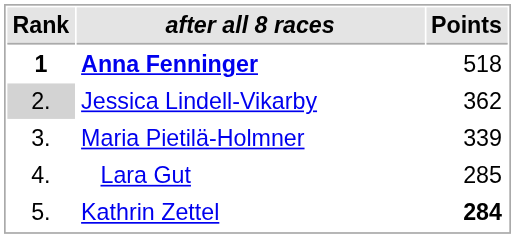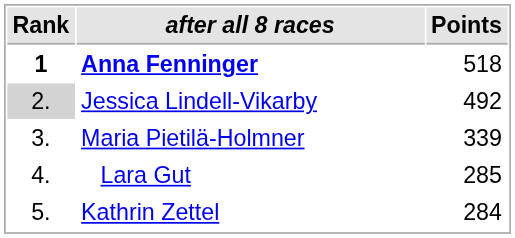(483, 101) 362 -> (483, 101) 492
(483, 213) bold -> (483, 213) normal
